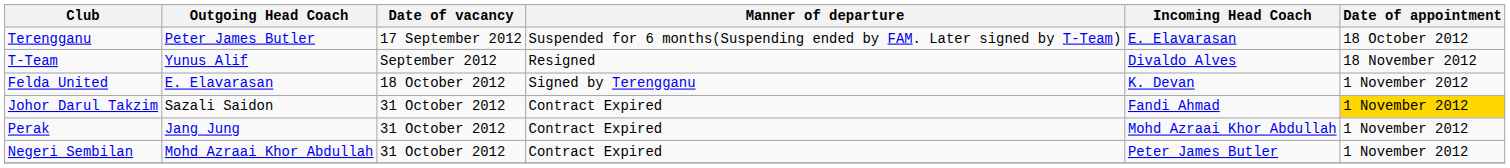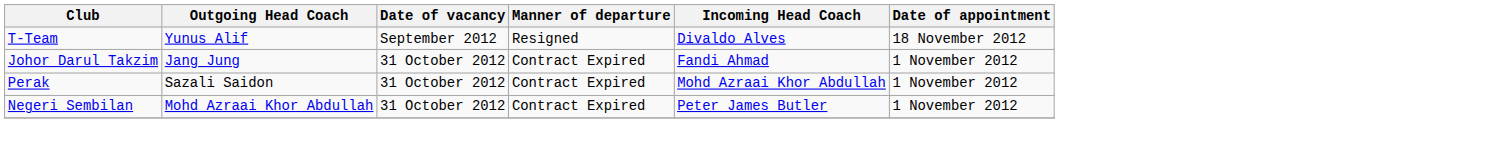- row: (50, 39)
- row: (58, 84)
(219, 107) Sazali Saidon -> (202, 61) Jang Jung
(1406, 107) gold background -> (955, 61) no background
(202, 129) Jang Jung -> (219, 84) Sazali Saidon
